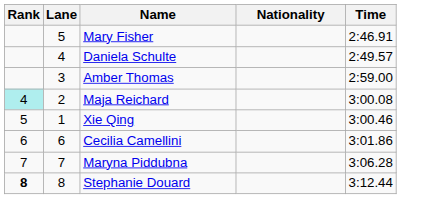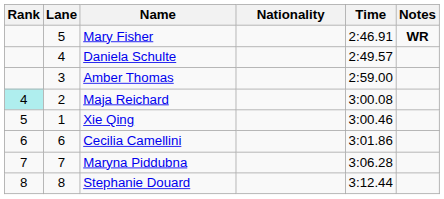+ column: (417, 15)
(24, 183) bold -> (24, 183) normal
